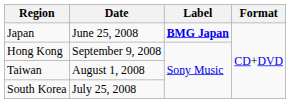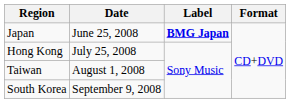(117, 51) September 9, 2008 -> (104, 51) July 25, 2008
(104, 88) July 25, 2008 -> (117, 88) September 9, 2008
